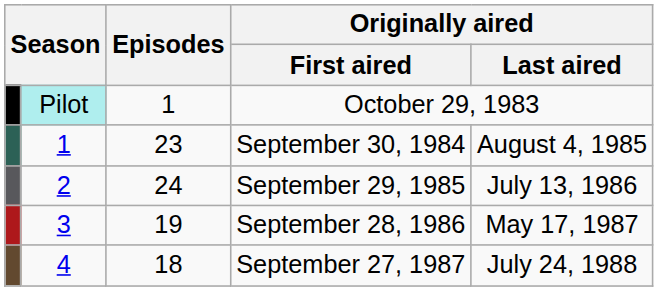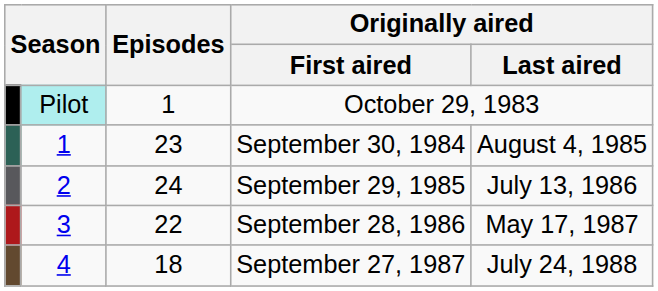(168, 225) 19 -> (168, 225) 22
